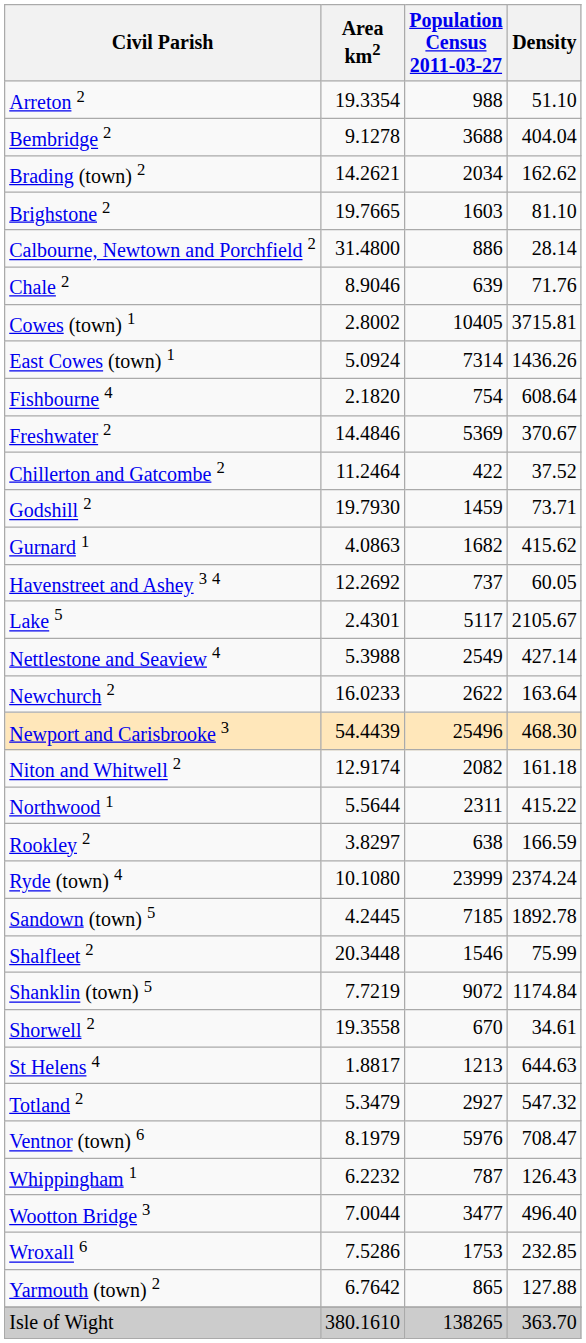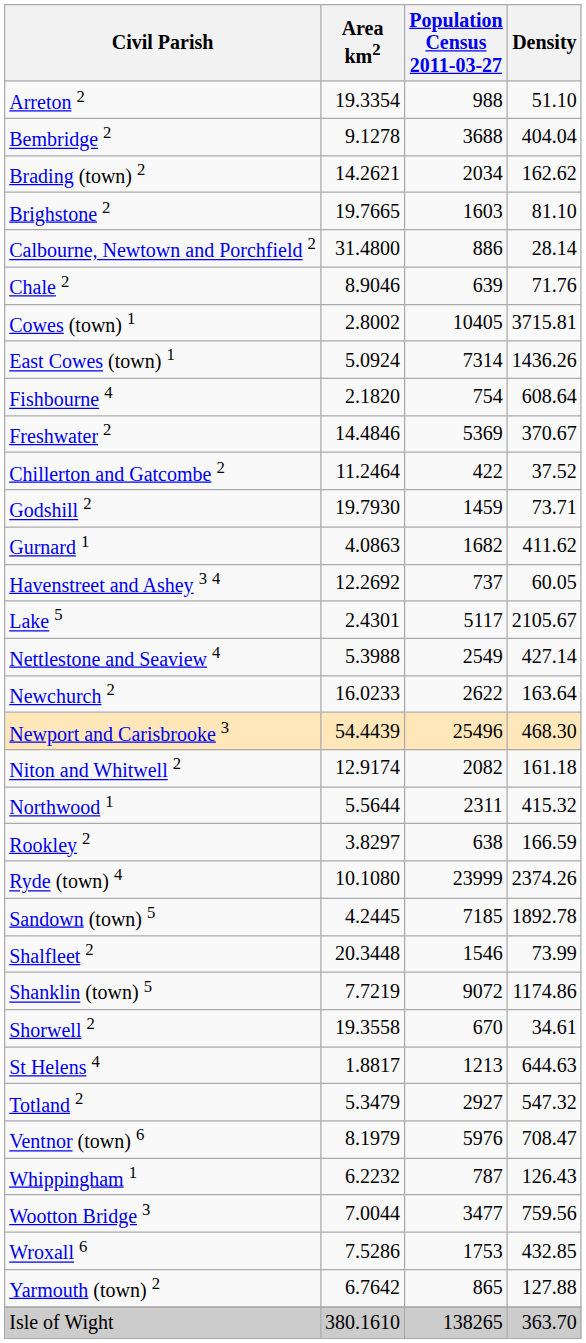(549, 545) 415.62 -> (550, 545) 411.62
(549, 805) 415.22 -> (549, 805) 415.32
(544, 879) 2374.24 -> (544, 879) 2374.26
(554, 953) 75.99 -> (554, 953) 73.99
(545, 990) 1174.84 -> (545, 990) 1174.86
(549, 1213) 496.40 -> (549, 1213) 759.56
(549, 1250) 232.85 -> (549, 1250) 432.85
